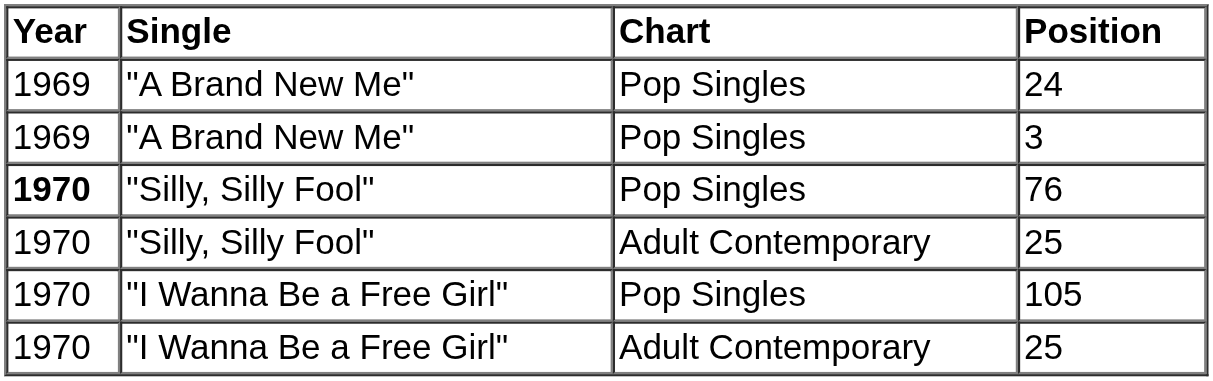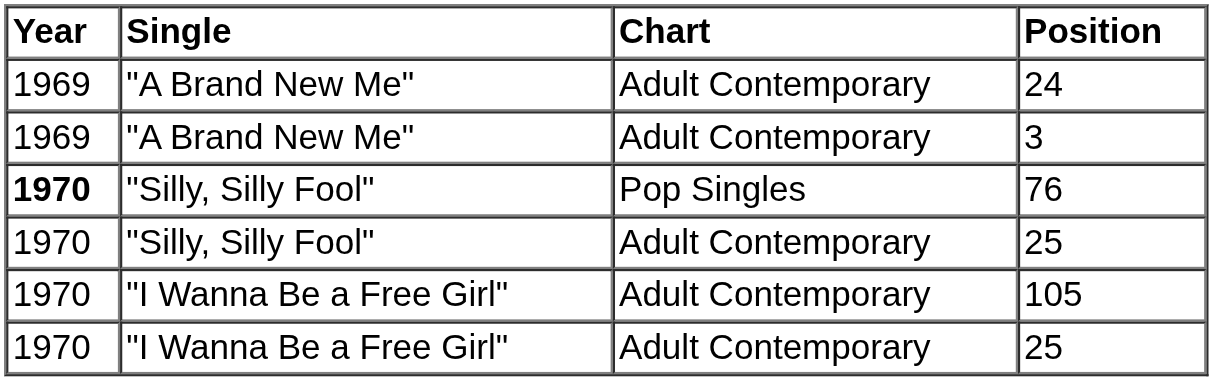(713, 84) Pop Singles -> (775, 84) Adult Contemporary
(713, 136) Pop Singles -> (775, 136) Adult Contemporary
(713, 294) Pop Singles -> (775, 294) Adult Contemporary
